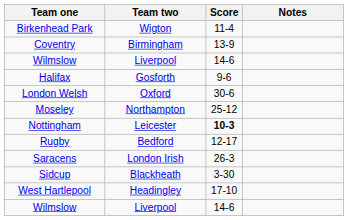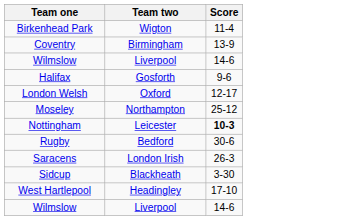- column: (293, 12)
(224, 93) 30-6 -> (224, 93) 12-17
(224, 142) 12-17 -> (224, 142) 30-6
